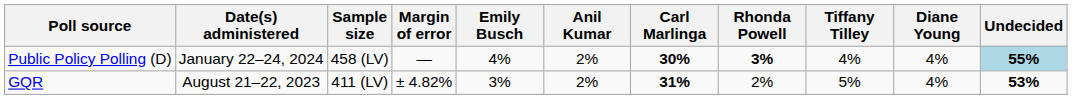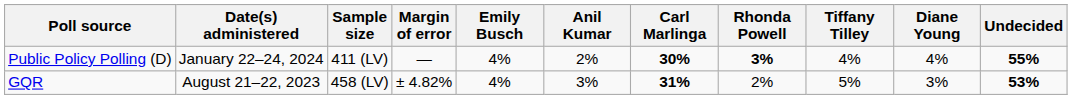(360, 59) 458 (LV) -> (360, 59) 411 (LV)
(1024, 59) lightblue background -> (1024, 59) no background
(360, 83) 411 (LV) -> (360, 83) 458 (LV)
(500, 83) 3% -> (500, 83) 4%
(587, 83) 2% -> (587, 83) 3%
(937, 83) 4% -> (937, 83) 3%
